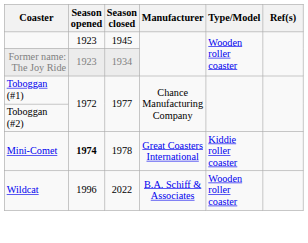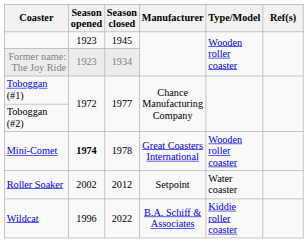(223, 151) Kiddie roller coaster -> (225, 151) Wooden roller coaster
+ row: (35, 184)
(225, 190) Wooden roller coaster -> (223, 218) Kiddie roller coaster
